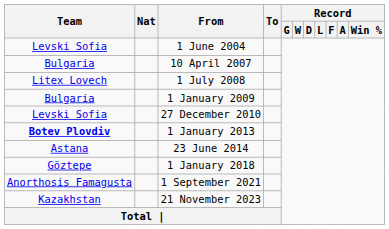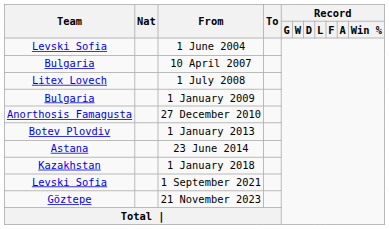(69, 115) Levski Sofia -> (69, 115) Anorthosis Famagusta
(69, 132) bold -> (69, 132) normal
(69, 165) Göztepe -> (69, 165) Kazakhstan
(69, 182) Anorthosis Famagusta -> (69, 182) Levski Sofia
(69, 199) Kazakhstan -> (69, 199) Göztepe
